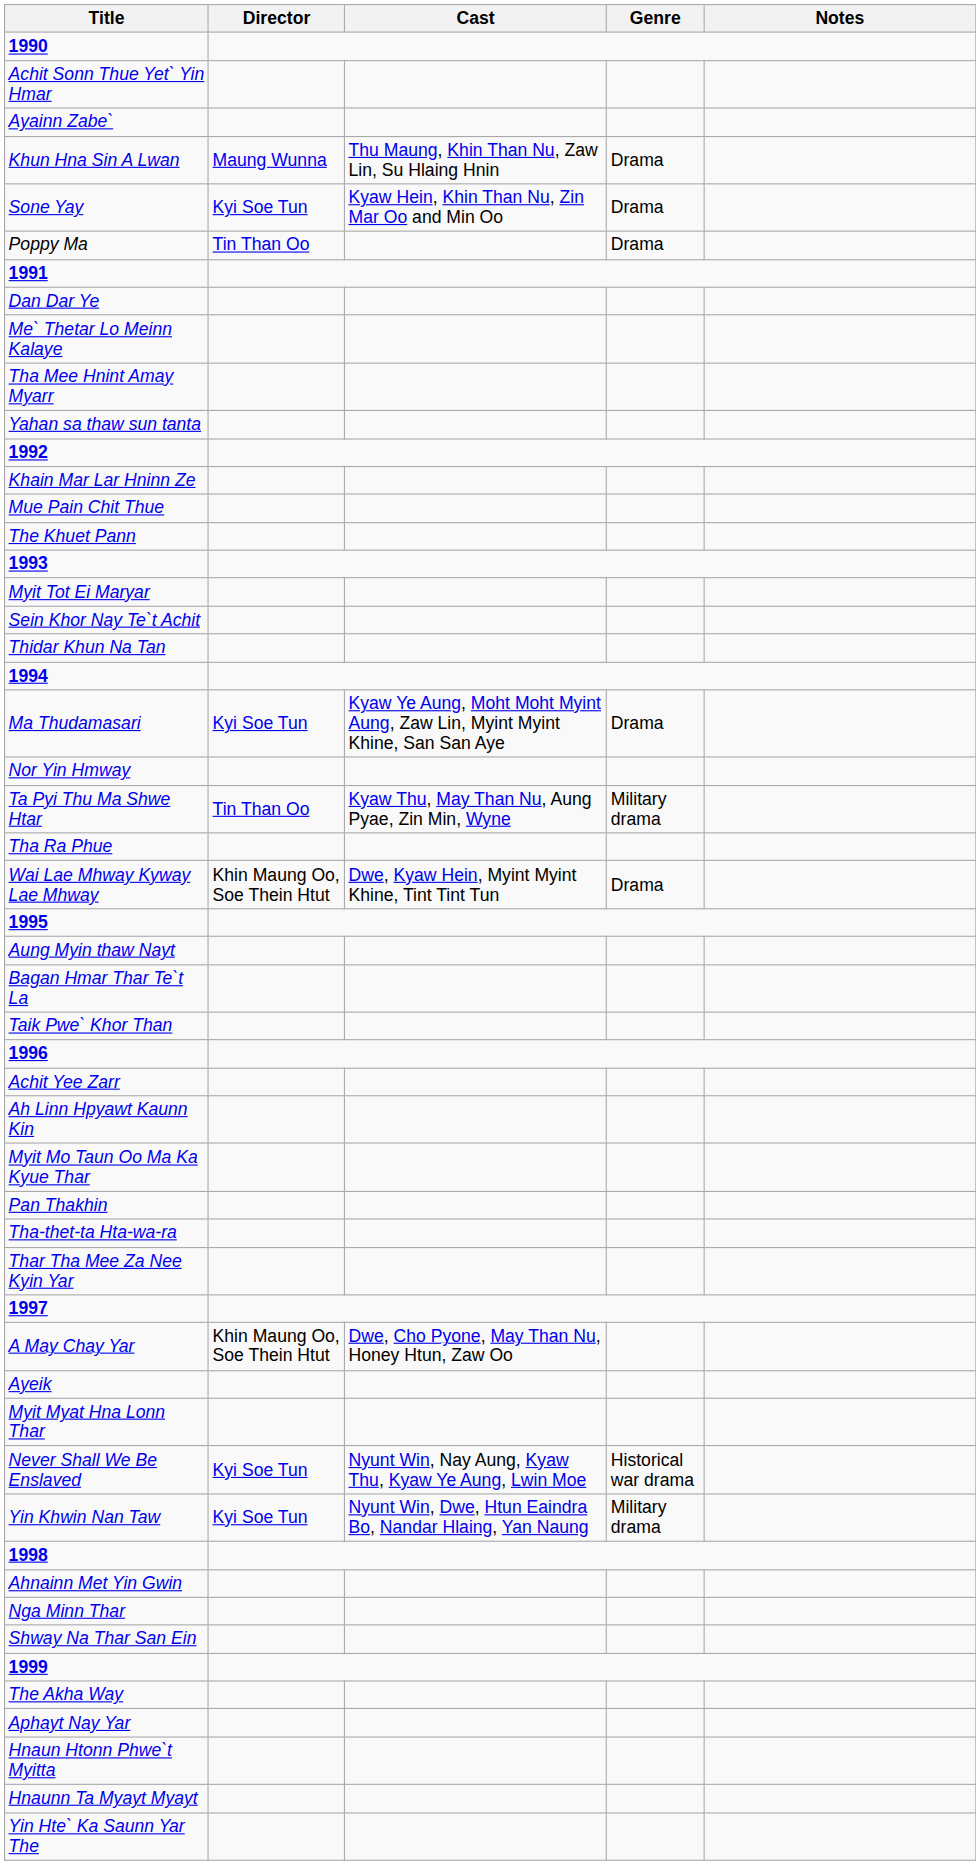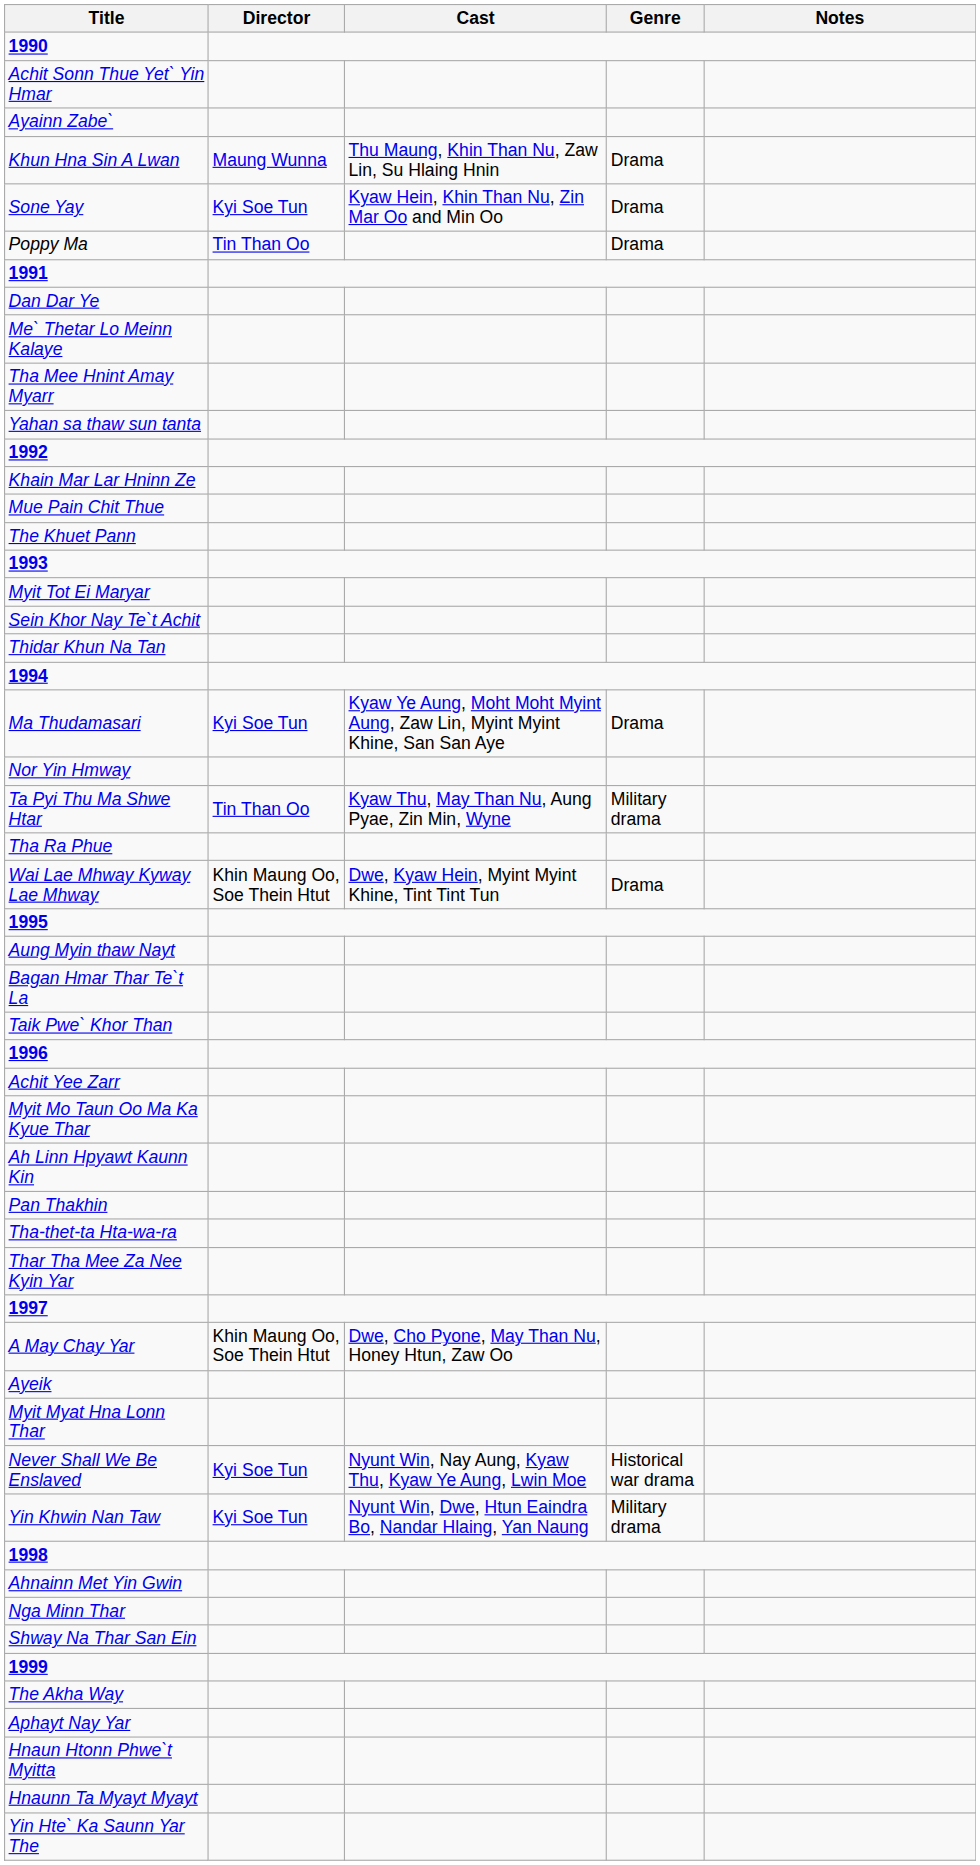rows swapped: (98, 1119) <-> (103, 1167)
